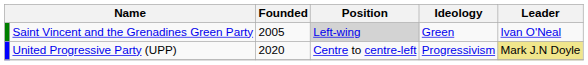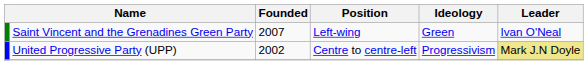(271, 32) 2005 -> (271, 32) 2007
(337, 32) lightgrey background -> (337, 32) no background
(271, 50) 2020 -> (271, 50) 2002
